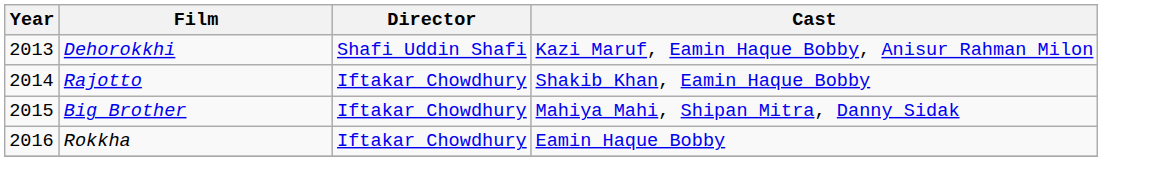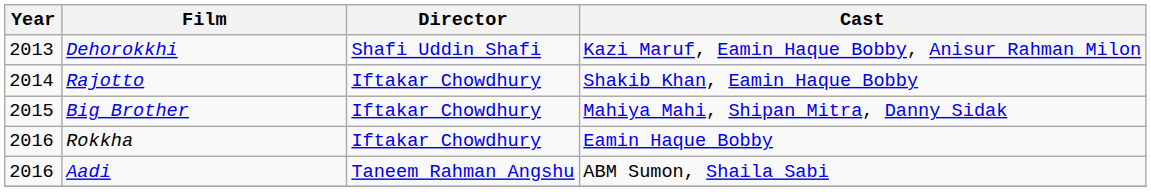+ row: (89, 171)
